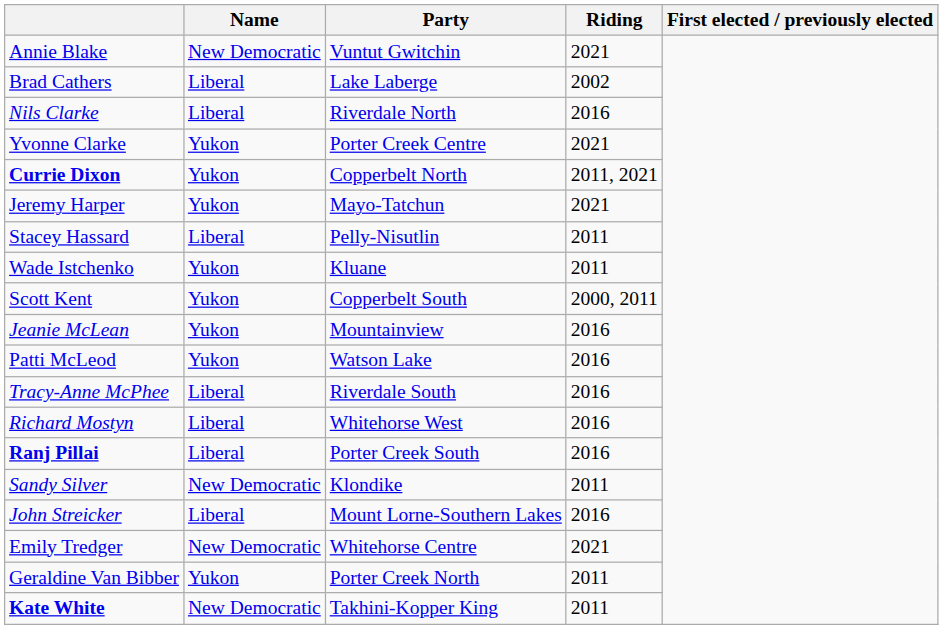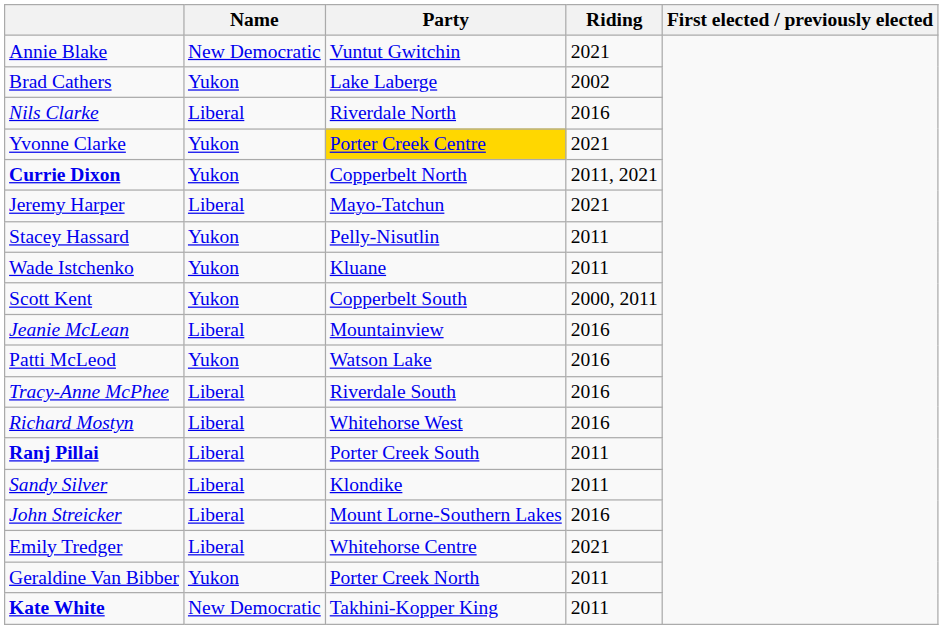(216, 81) Liberal -> (213, 81) Yukon
(408, 143) no background -> (408, 143) gold background
(213, 205) Yukon -> (216, 205) Liberal
(216, 236) Liberal -> (213, 236) Yukon
(213, 329) Yukon -> (216, 329) Liberal
(590, 453) 2016 -> (590, 453) 2011
(254, 484) New Democratic -> (216, 484) Liberal
(254, 546) New Democratic -> (216, 546) Liberal
